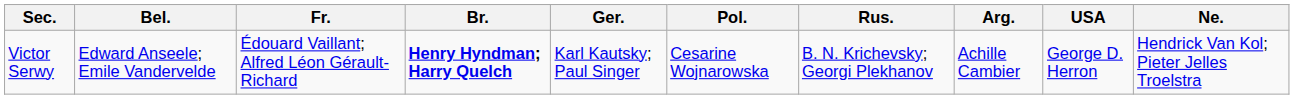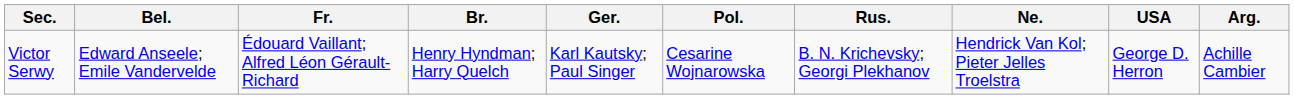columns swapped: (1211, 17) <-> (999, 17)
(475, 62) bold -> (474, 62) normal
